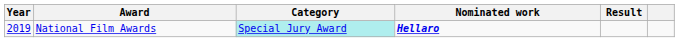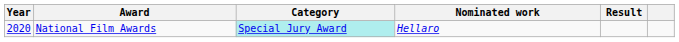(19, 29) 2019 -> (19, 29) 2020
(418, 29) bold -> (418, 29) normal
